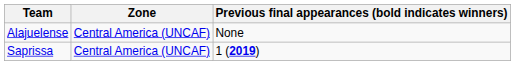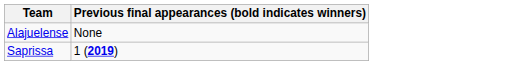- column: (142, 13)
